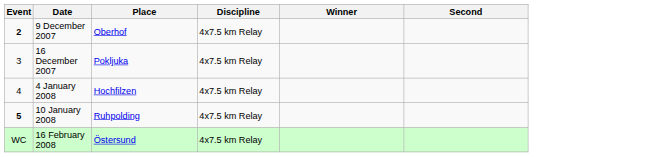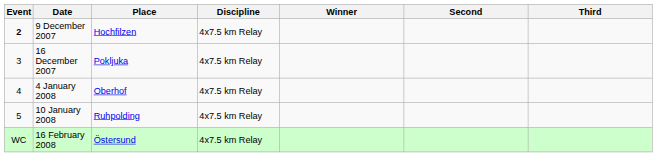+ column: (590, 12)
(110, 31) Oberhof -> (115, 31) Hochfilzen
(115, 91) Hochfilzen -> (110, 91) Oberhof
(19, 115) bold -> (19, 115) normal
